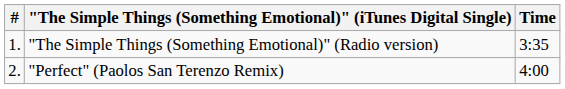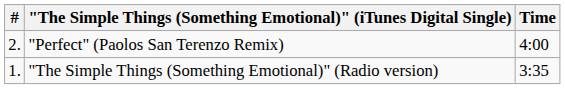rows swapped: (233, 44) <-> (156, 70)
